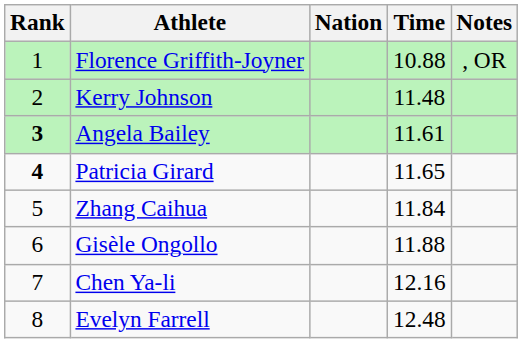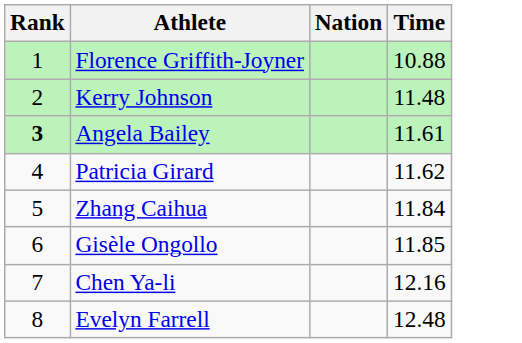- column: (484, 23)
(37, 171) bold -> (37, 171) normal
(419, 171) 11.65 -> (419, 171) 11.62
(419, 245) 11.88 -> (419, 245) 11.85
